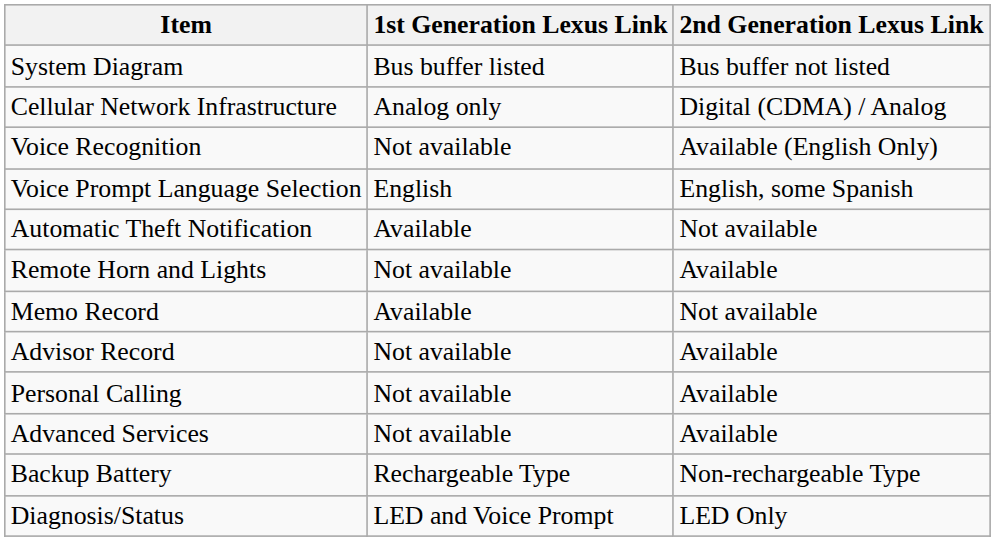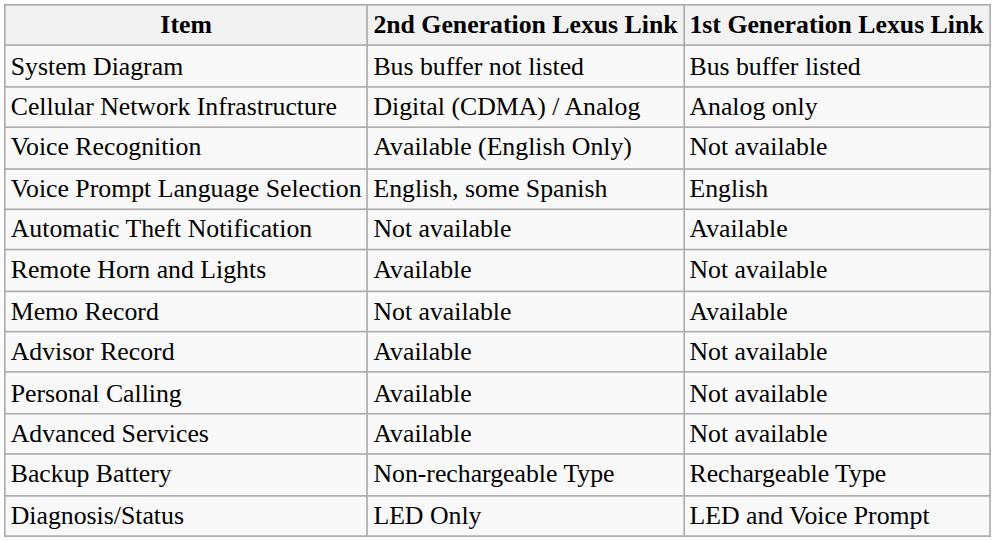columns swapped: (831, 24) <-> (520, 24)
